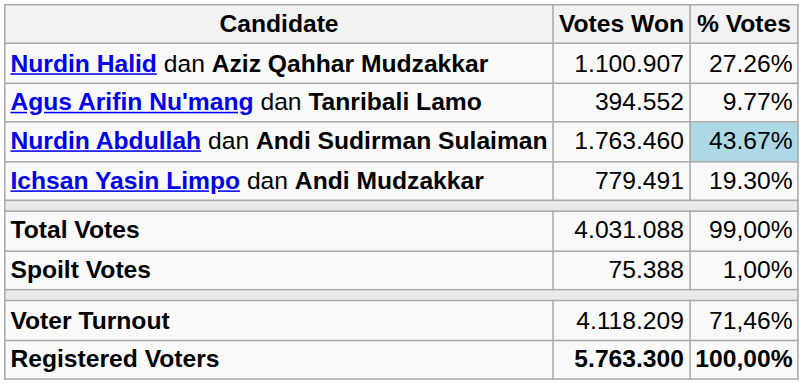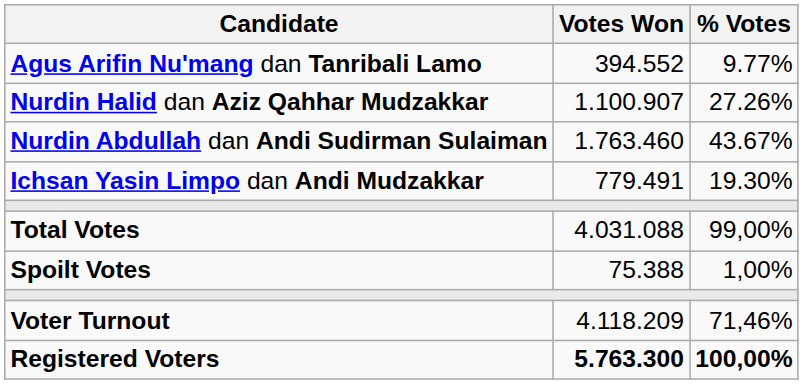rows swapped: (249, 63) <-> (246, 102)
(751, 141) lightblue background -> (751, 141) no background
